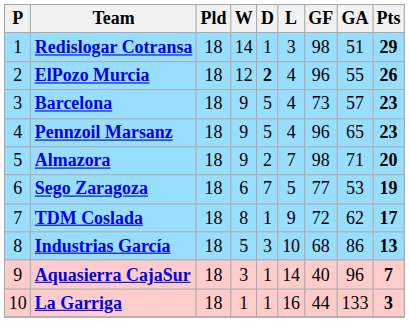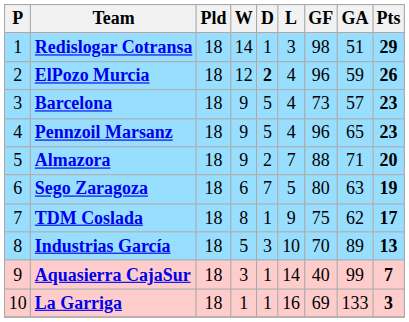(355, 75) 55 -> (355, 75) 59
(321, 160) 98 -> (321, 160) 88
(321, 189) 77 -> (321, 189) 80
(355, 189) 53 -> (355, 189) 63
(321, 217) 72 -> (321, 217) 75
(321, 246) 68 -> (321, 246) 70
(355, 246) 86 -> (355, 246) 89
(355, 274) 96 -> (355, 274) 99
(321, 302) 44 -> (321, 302) 69
